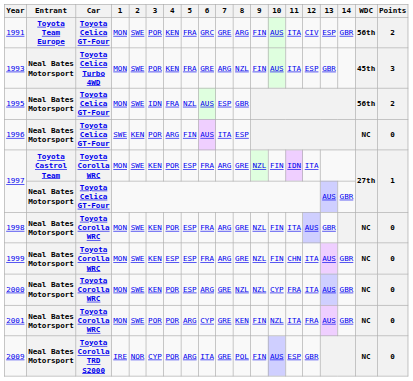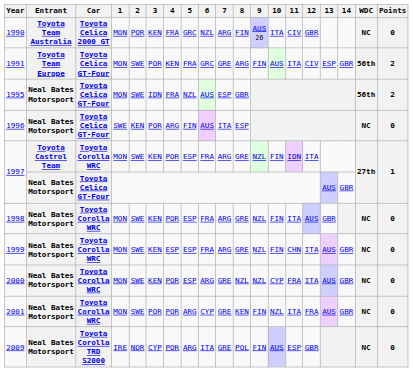+ row: (15, 32)
- row: (15, 68)
